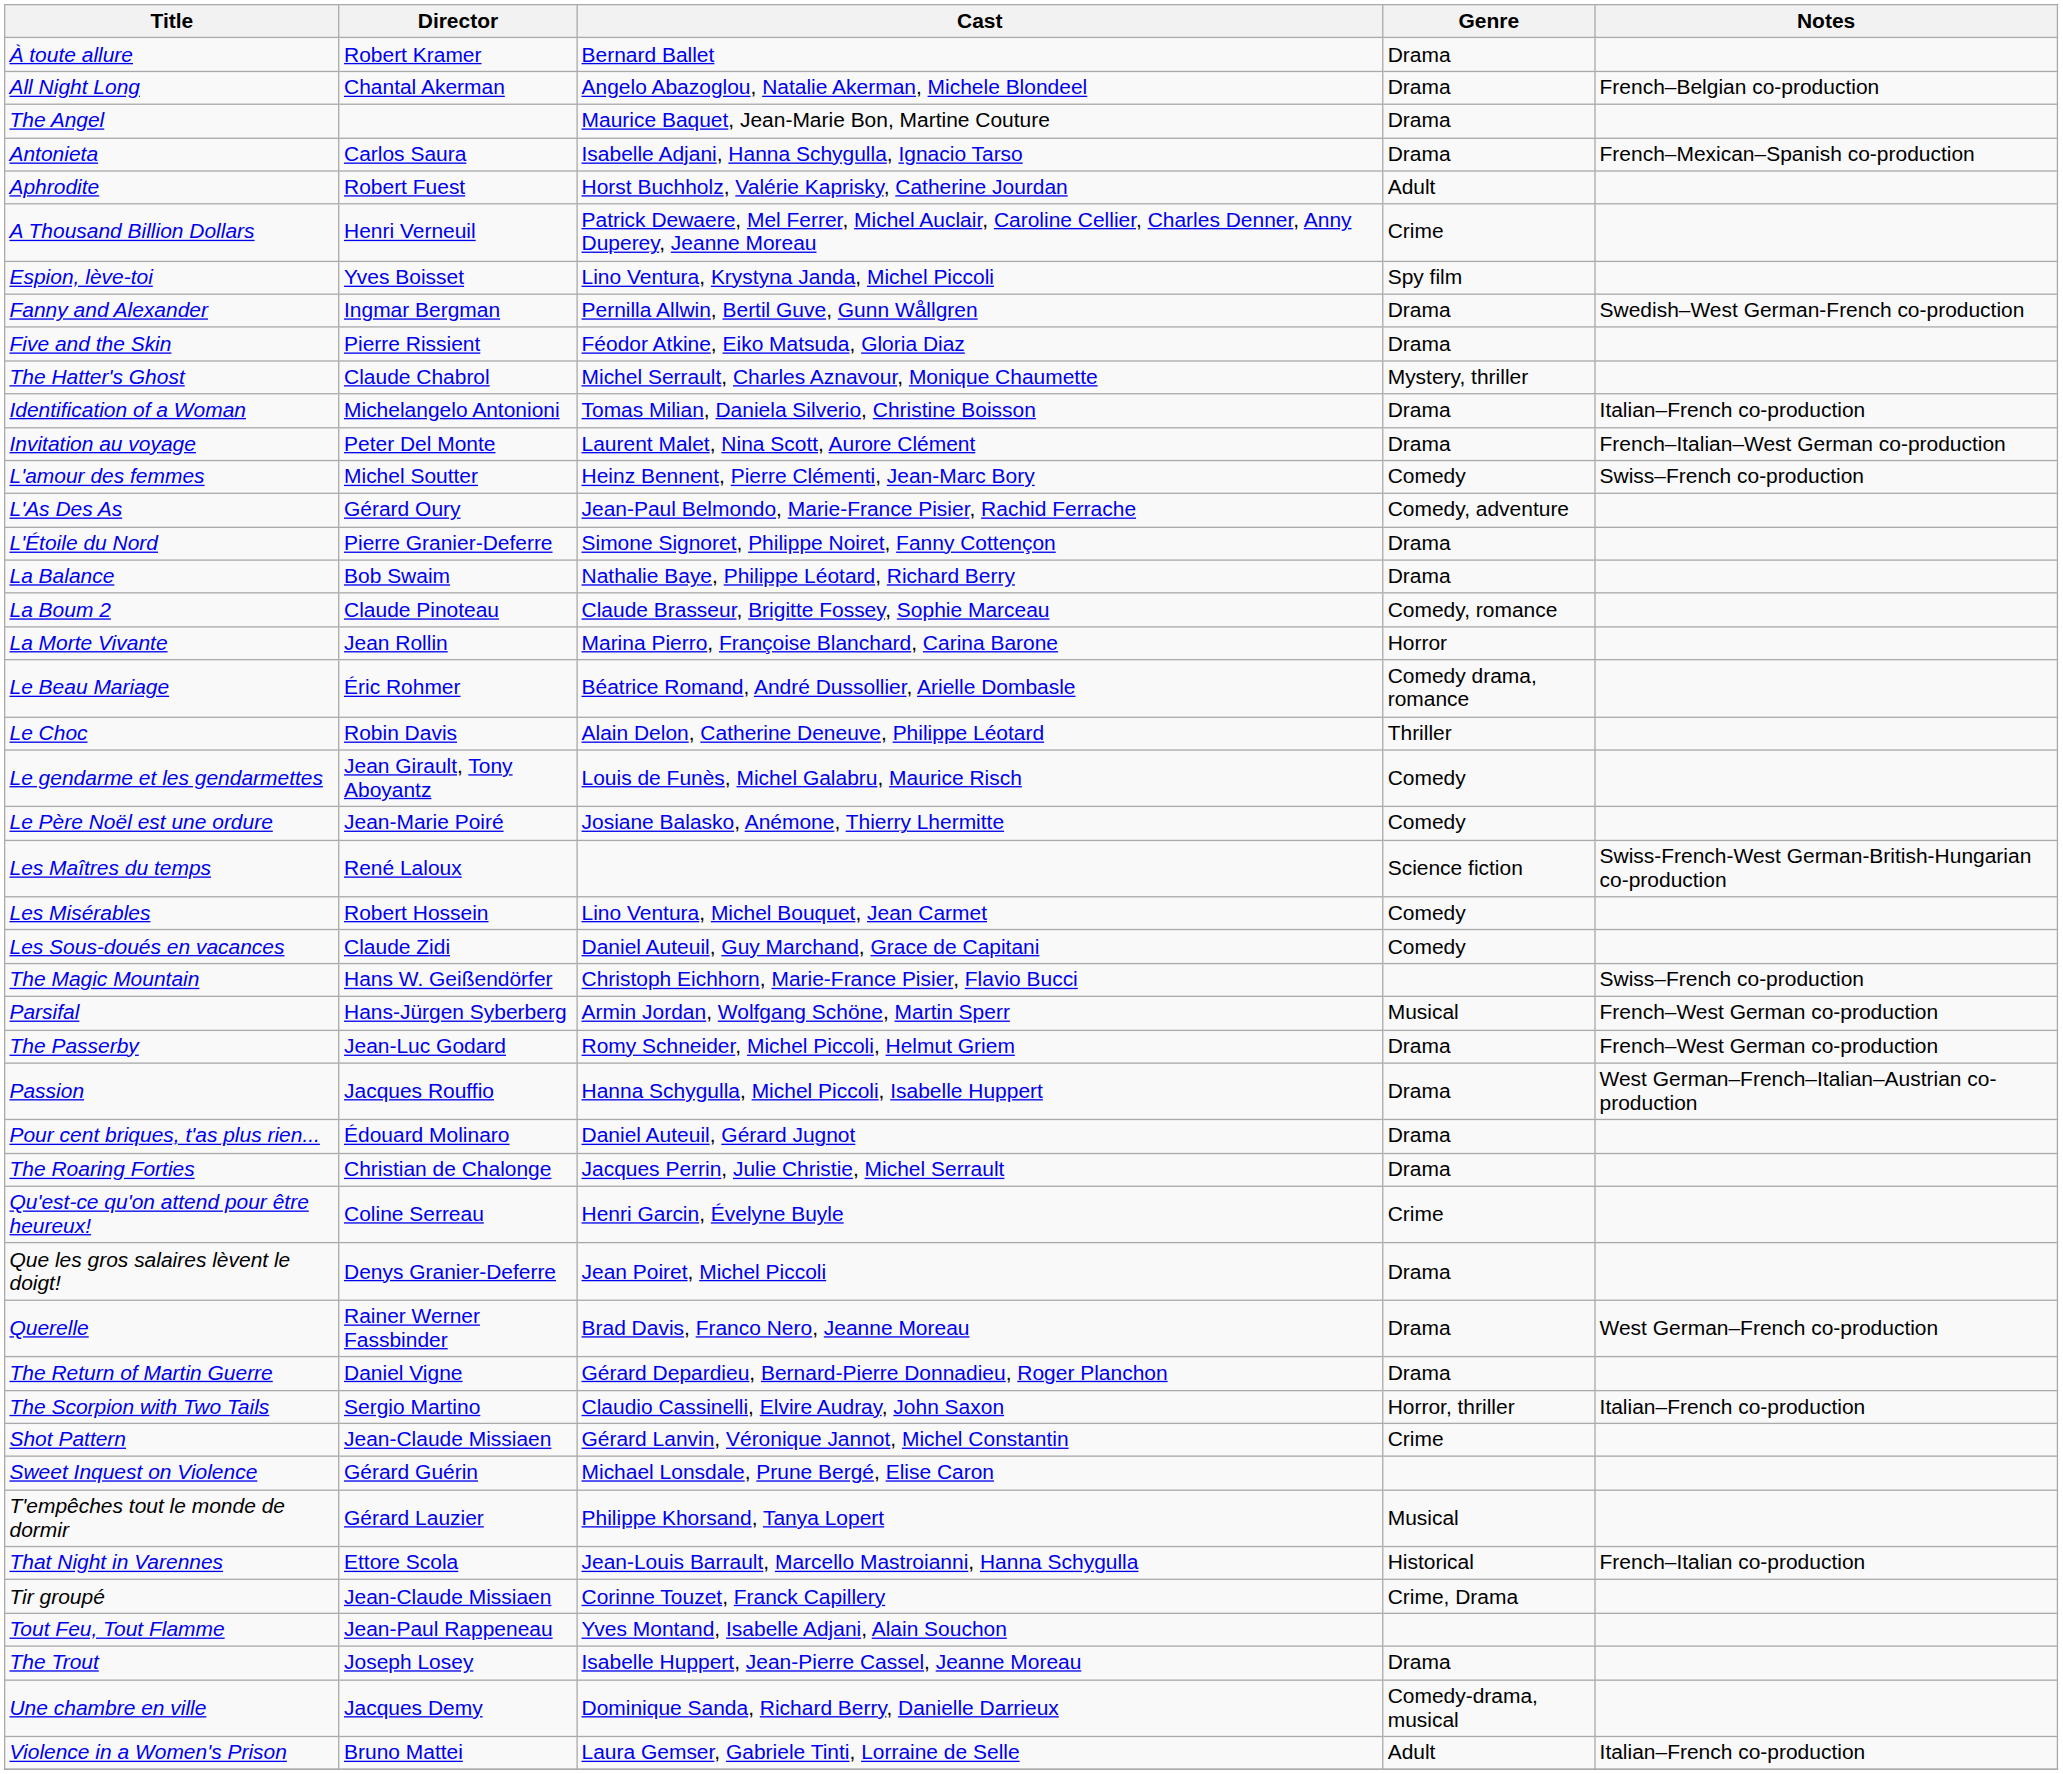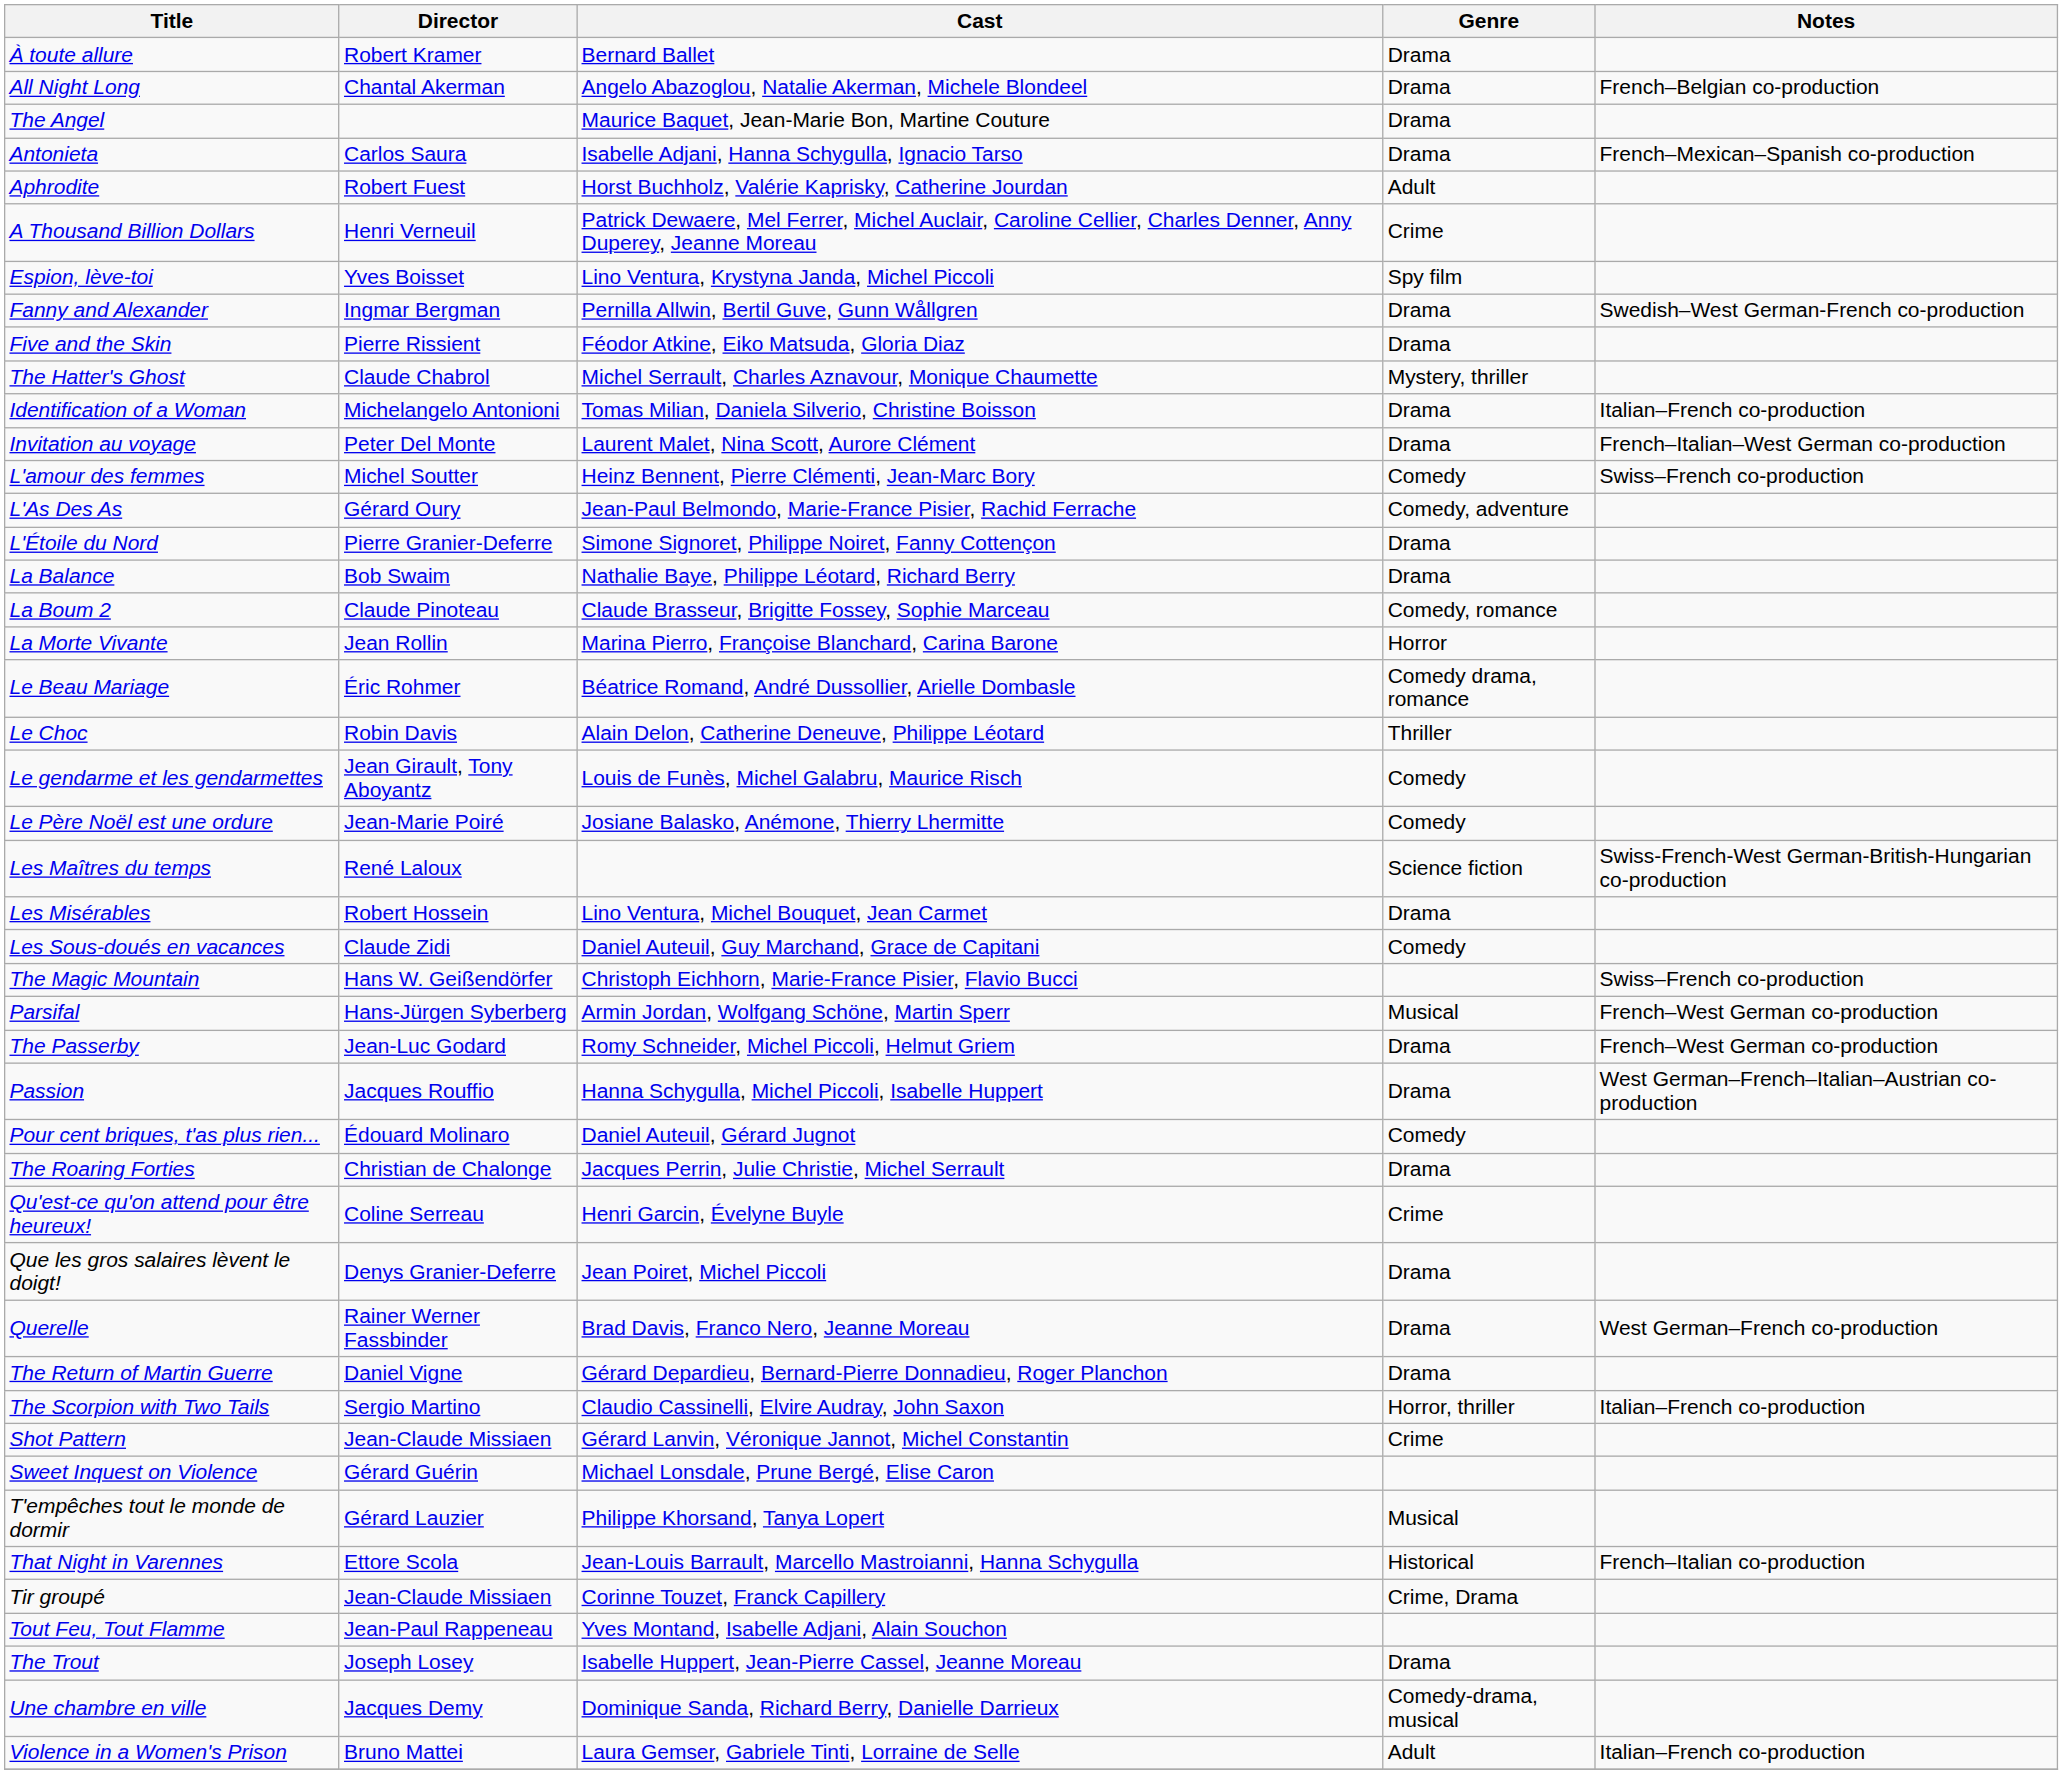(1427, 913) Comedy -> (1419, 913) Drama
(1419, 1136) Drama -> (1427, 1136) Comedy
